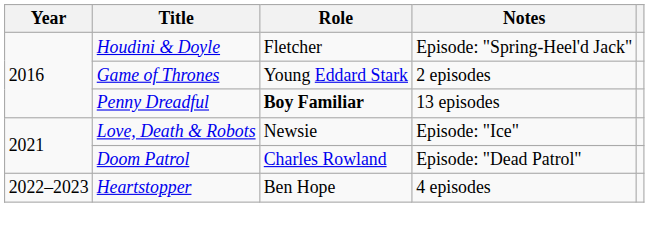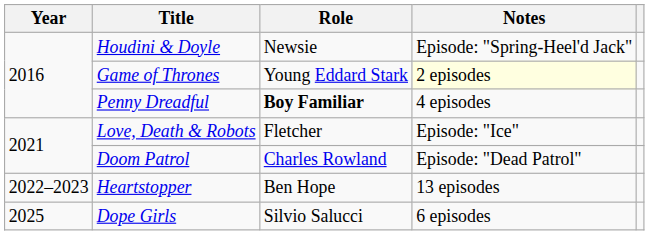(293, 46) Fletcher -> (290, 46) Newsie
(453, 74) no background -> (453, 74) lightyellow background
(458, 103) 13 episodes -> (453, 103) 4 episodes
(290, 131) Newsie -> (293, 131) Fletcher
(453, 187) 4 episodes -> (458, 187) 13 episodes
+ row: (136, 215)
